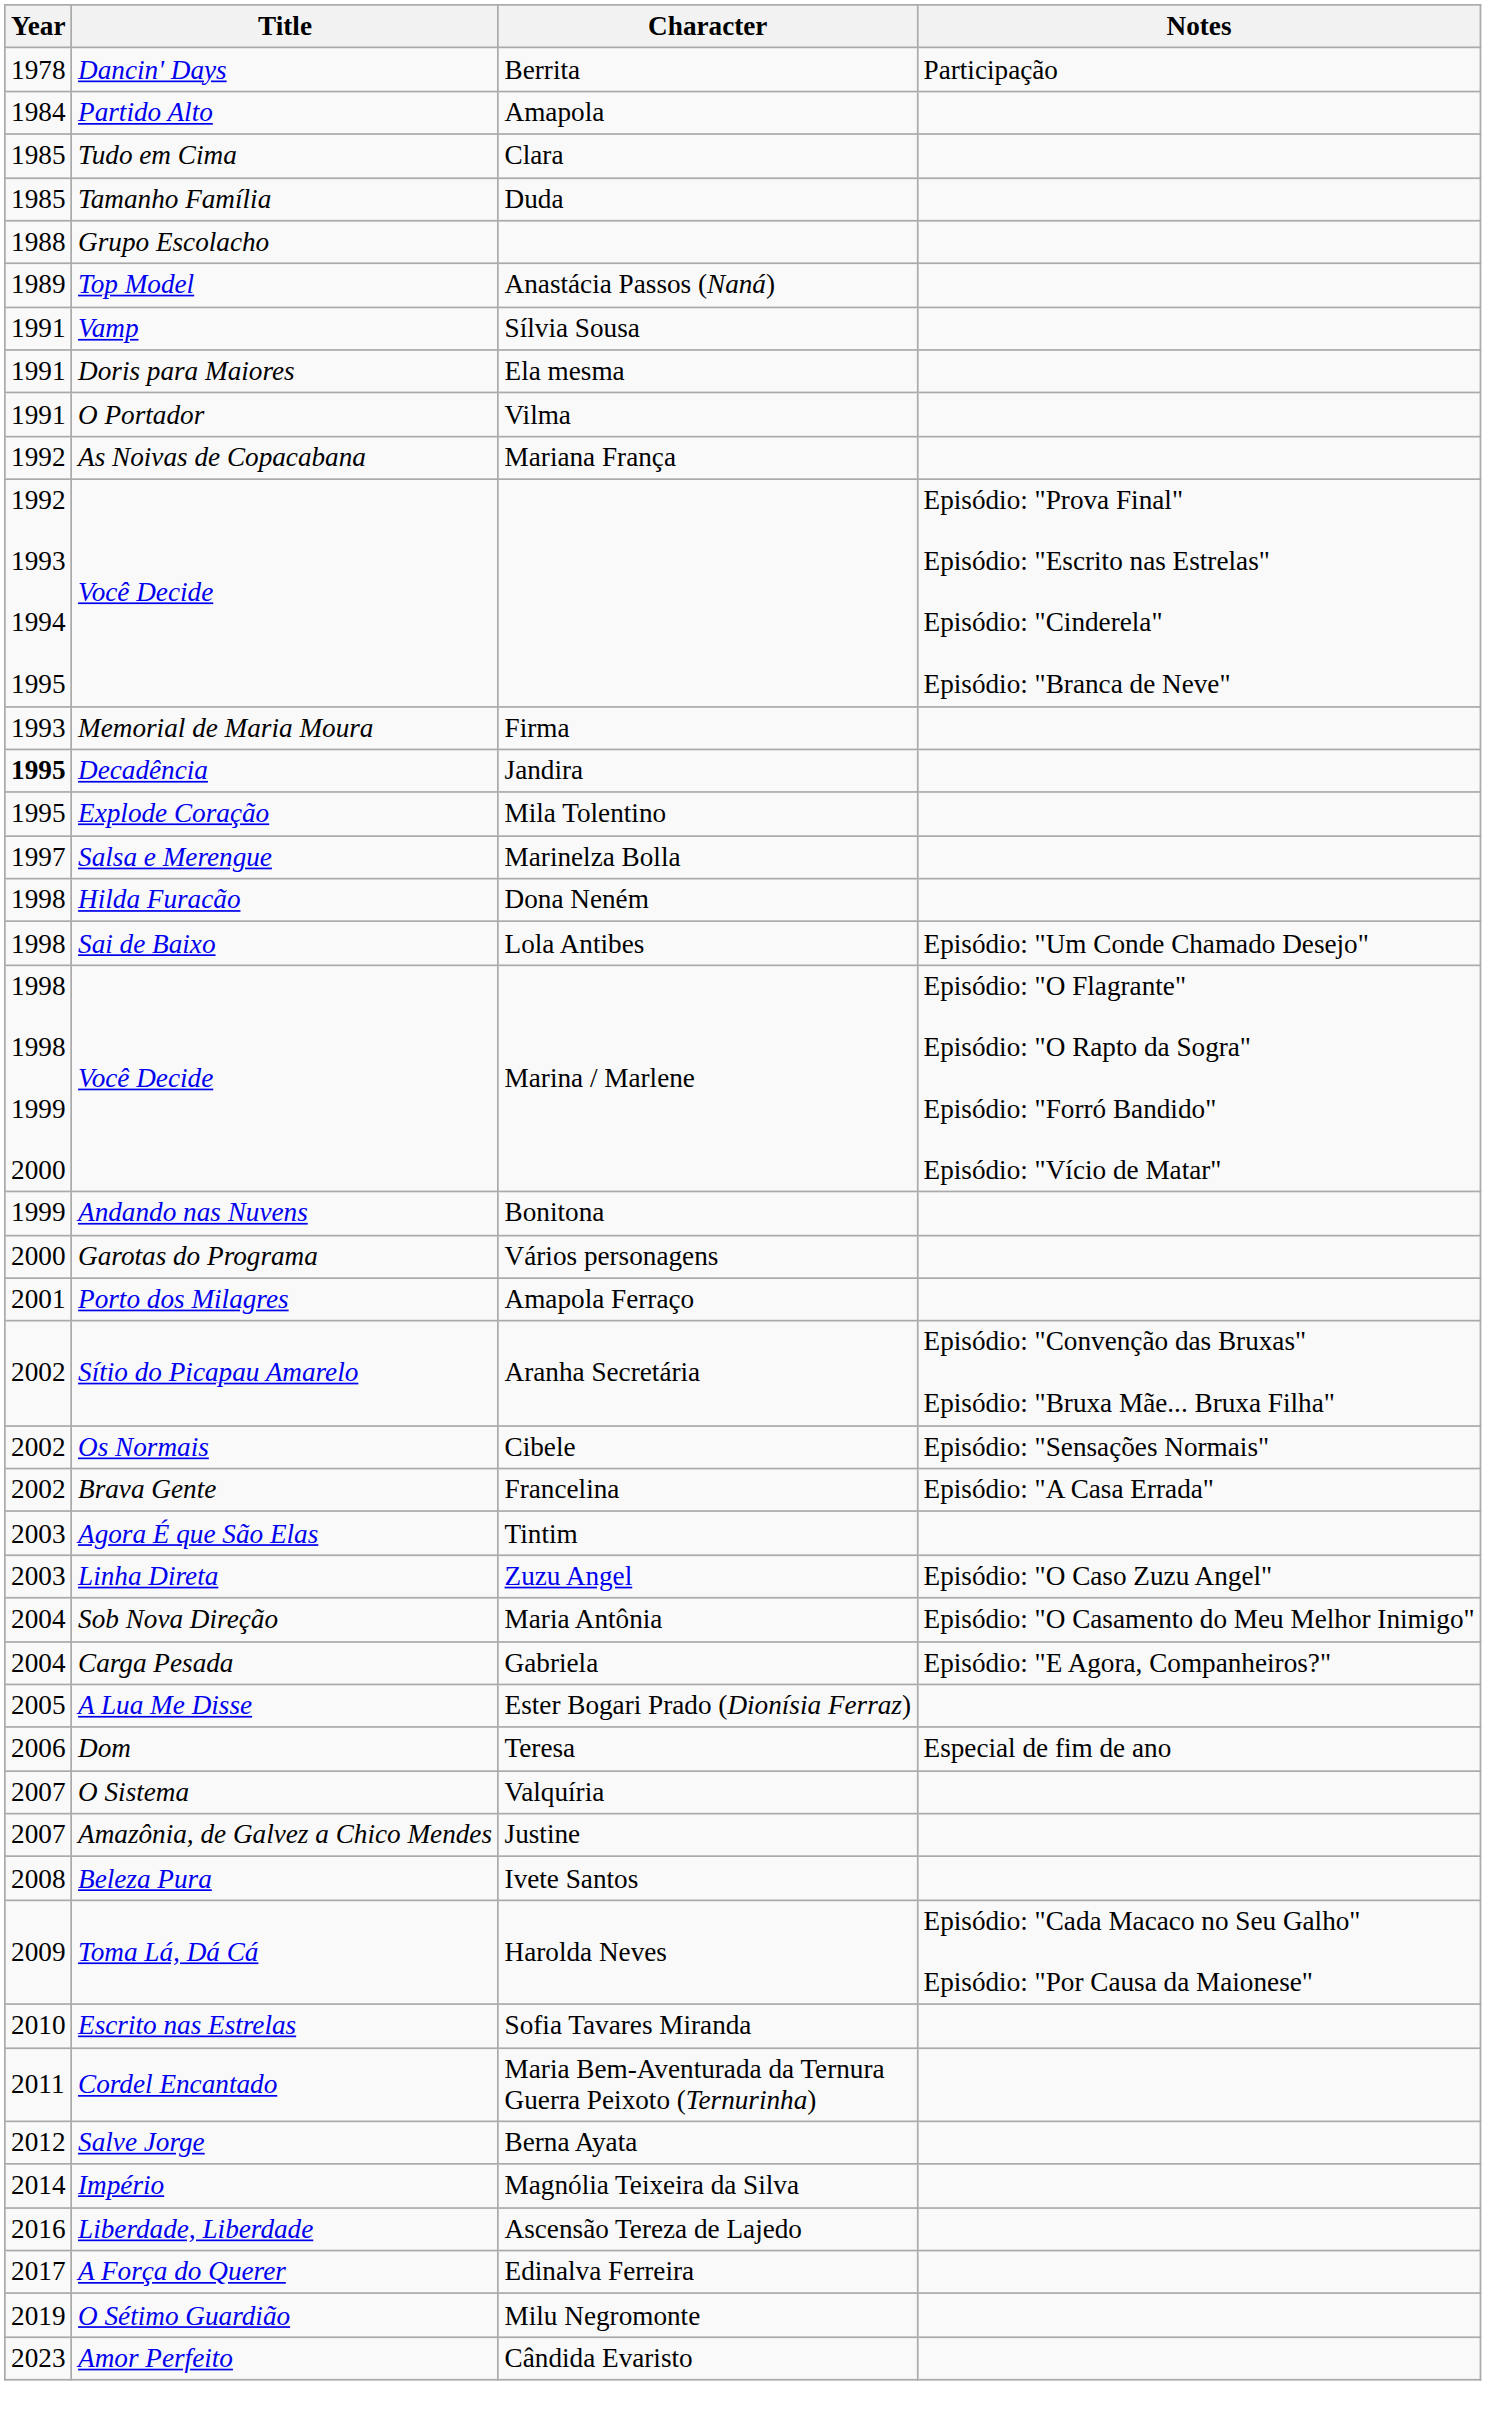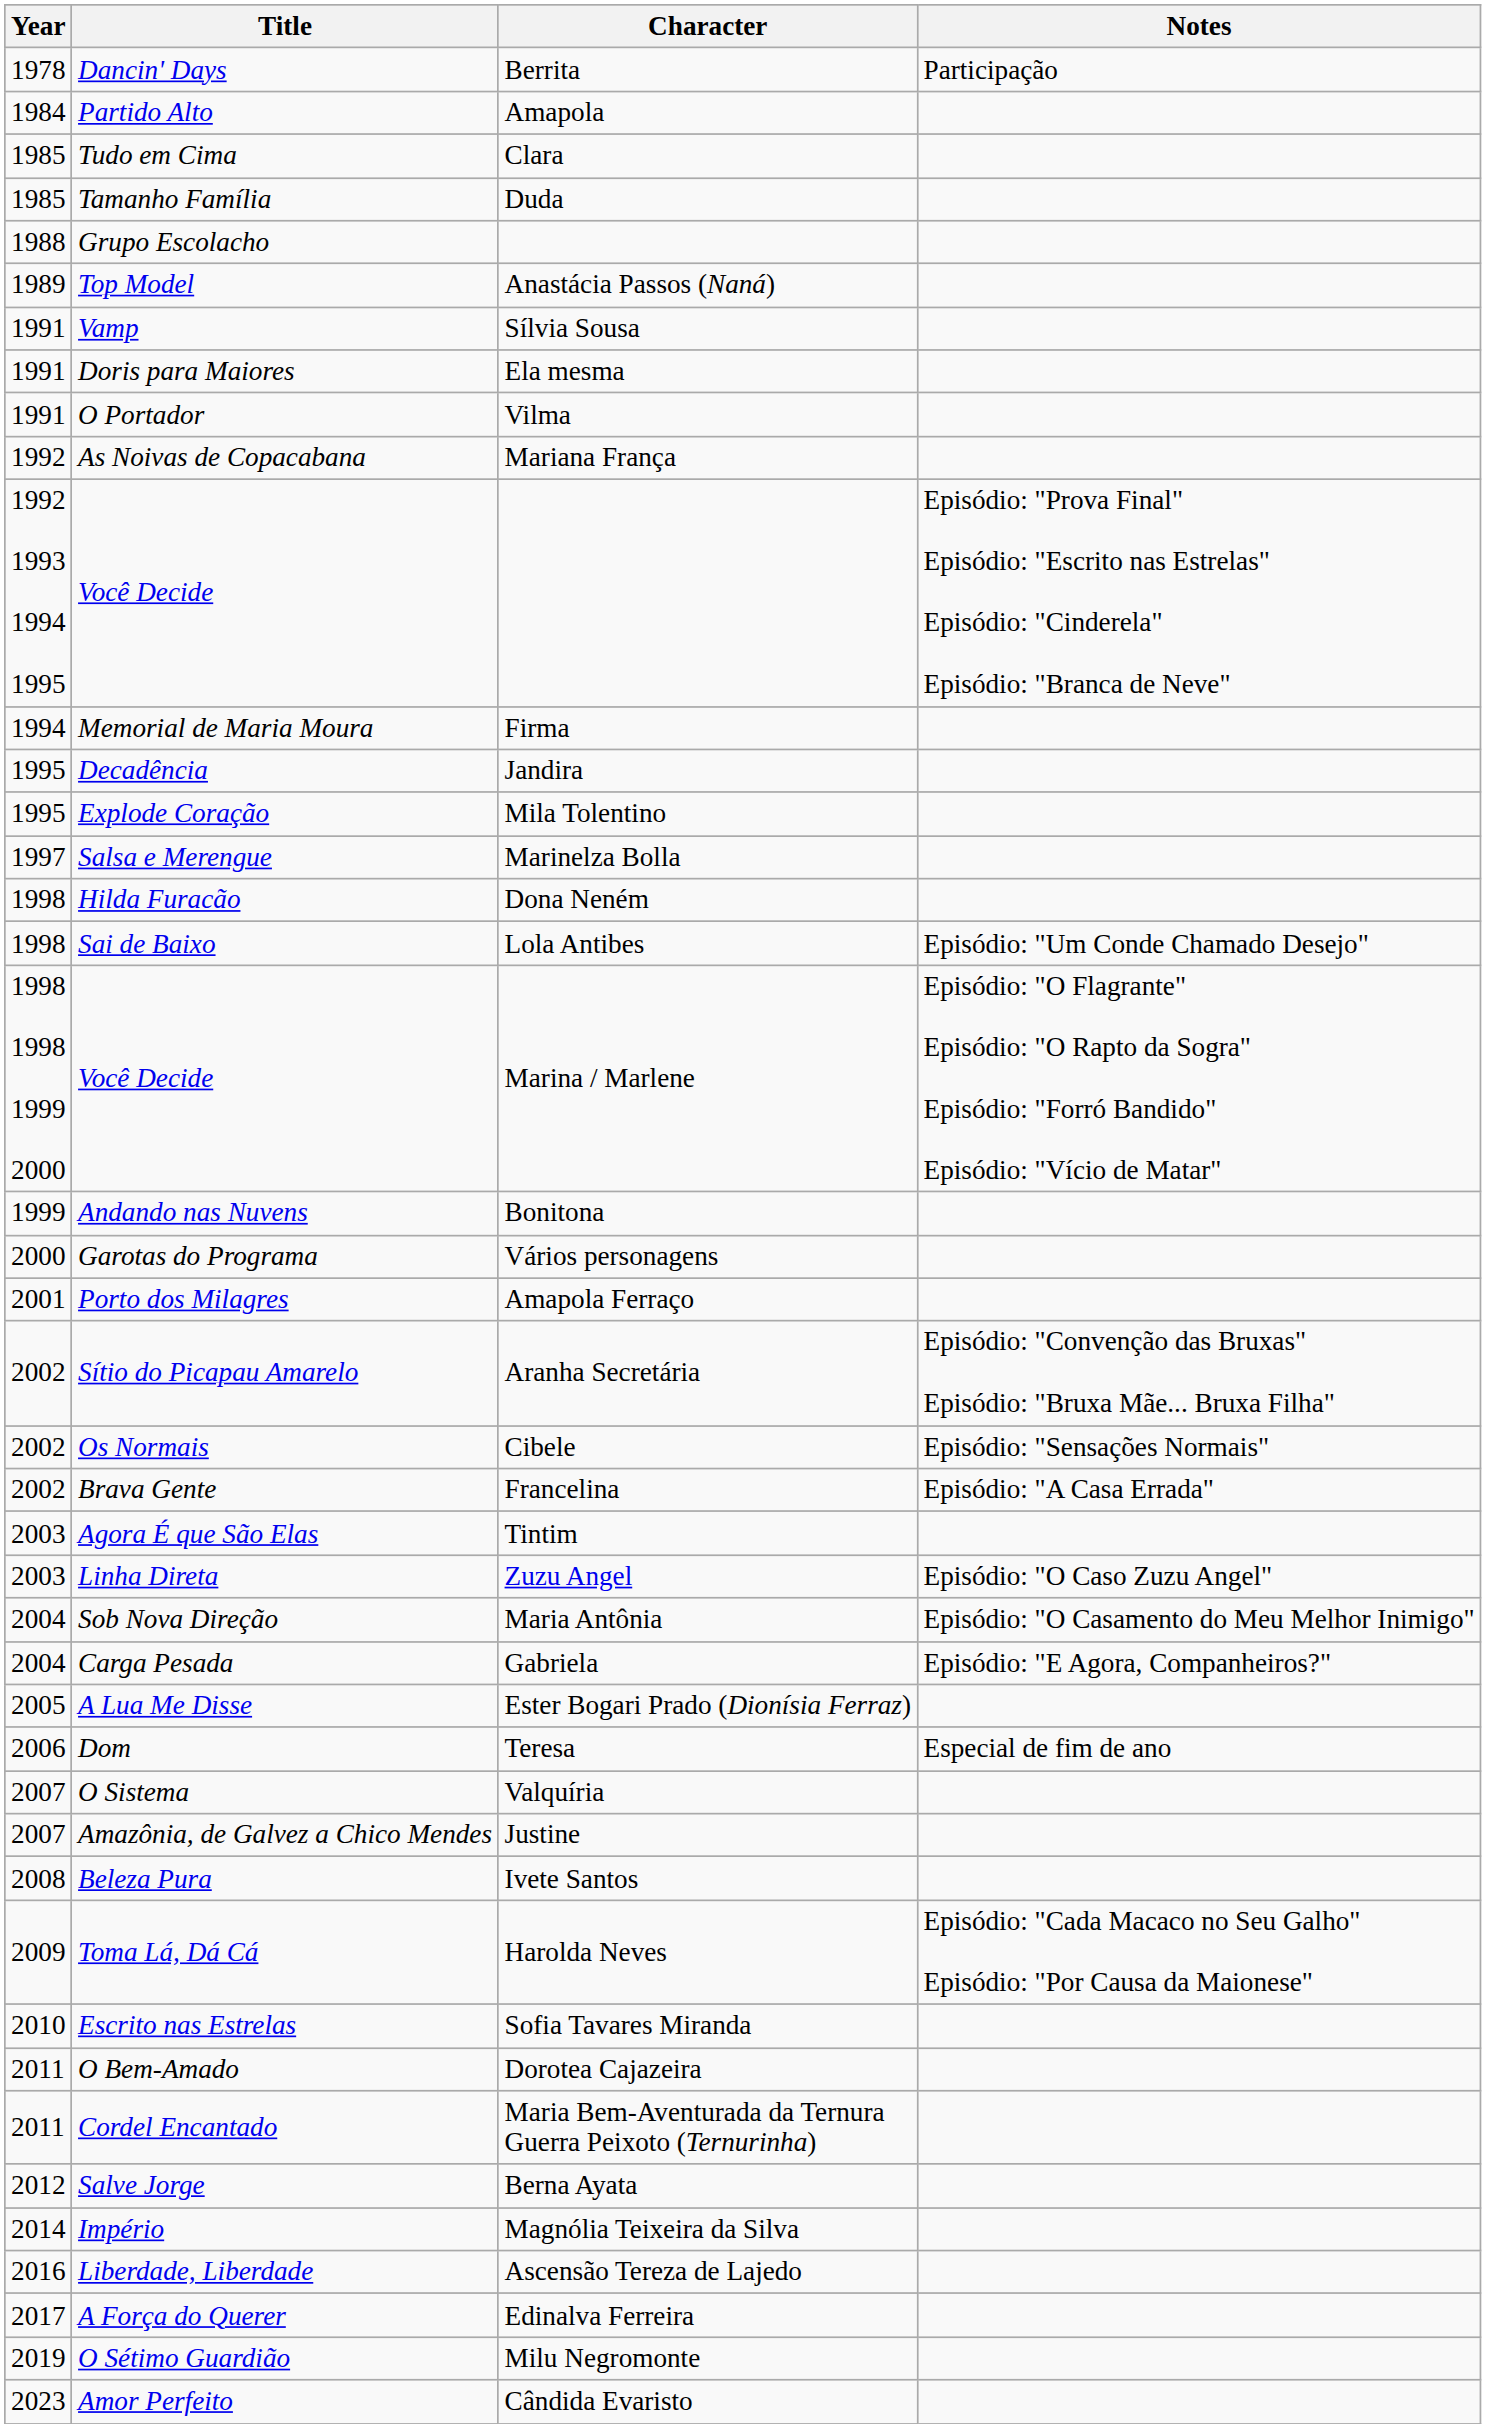(38, 727) 1993 -> (38, 727) 1994
(38, 770) bold -> (38, 770) normal
+ row: (159, 2068)
